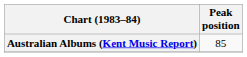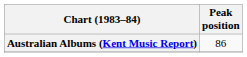(221, 43) 85 -> (221, 43) 86
